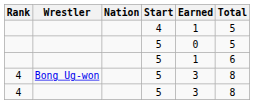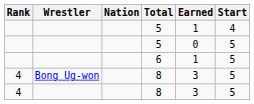columns swapped: (159, 12) <-> (232, 12)
